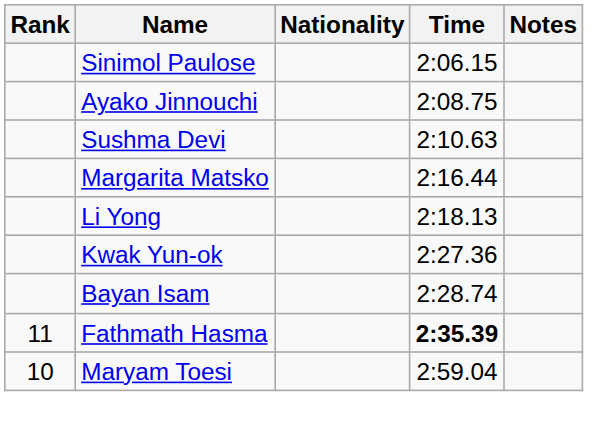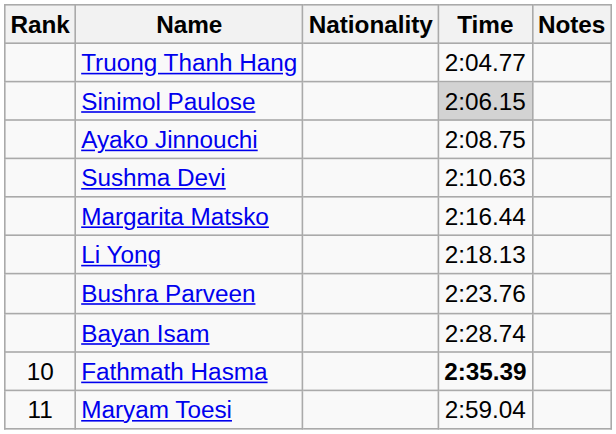+ row: (189, 63)
(457, 63) no background -> (485, 101) lightgrey background
+ row: (168, 294)
- row: (152, 255)
(40, 332) 11 -> (40, 371) 10
(40, 371) 10 -> (40, 409) 11
